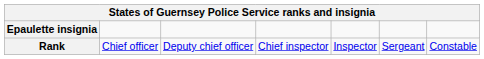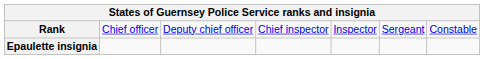rows swapped: (52, 46) <-> (52, 29)
